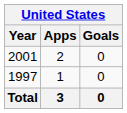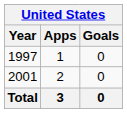rows swapped: (23, 77) <-> (23, 56)
